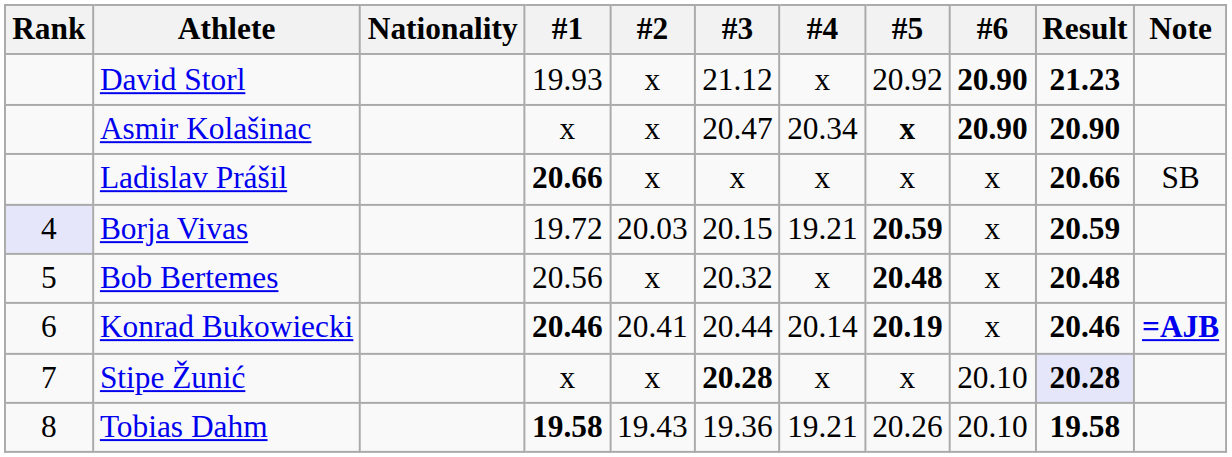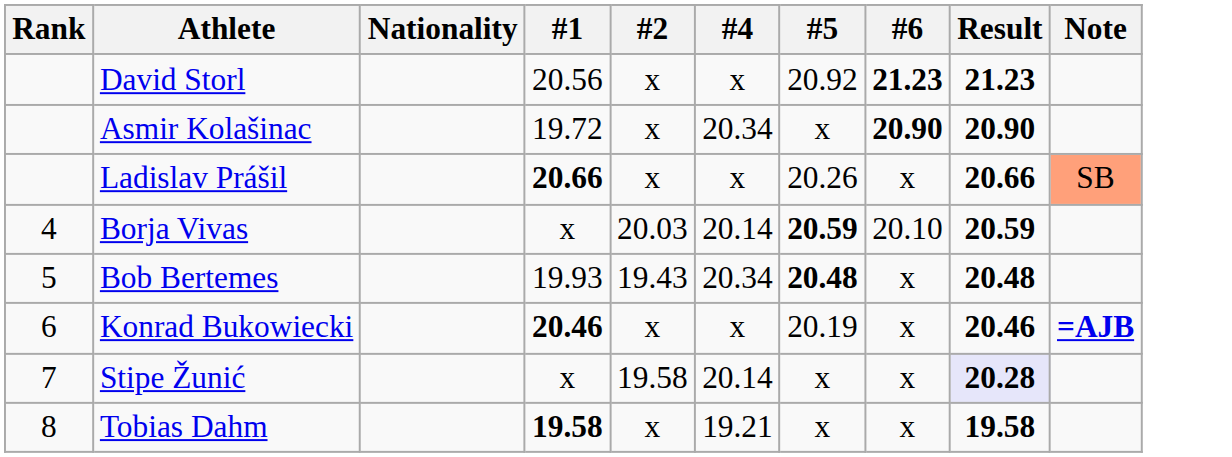- column: (737, 29)
(567, 79) 19.93 -> (567, 79) 20.56
(992, 79) 20.90 -> (907, 79) 21.23
(567, 128) x -> (567, 128) 19.72
(907, 128) bold -> (822, 128) normal
(907, 178) x -> (822, 178) 20.26
(1181, 178) no background -> (1096, 178) lightsalmon background
(49, 228) lavender background -> (49, 228) no background
(567, 228) 19.72 -> (567, 228) x
(822, 228) 19.21 -> (737, 228) 20.14
(992, 228) x -> (907, 228) 20.10
(567, 278) 20.56 -> (567, 278) 19.93
(652, 278) x -> (652, 278) 19.43
(822, 278) x -> (737, 278) 20.34
(652, 327) 20.41 -> (652, 327) x
(822, 327) 20.14 -> (737, 327) x
(907, 327) bold -> (822, 327) normal
(652, 377) x -> (652, 377) 19.58
(822, 377) x -> (737, 377) 20.14
(992, 377) 20.10 -> (907, 377) x
(652, 427) 19.43 -> (652, 427) x
(907, 427) 20.26 -> (822, 427) x
(992, 427) 20.10 -> (907, 427) x
